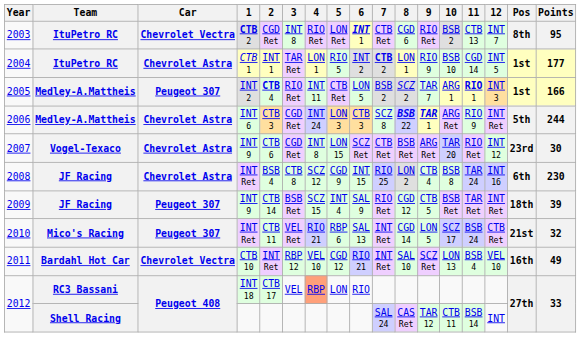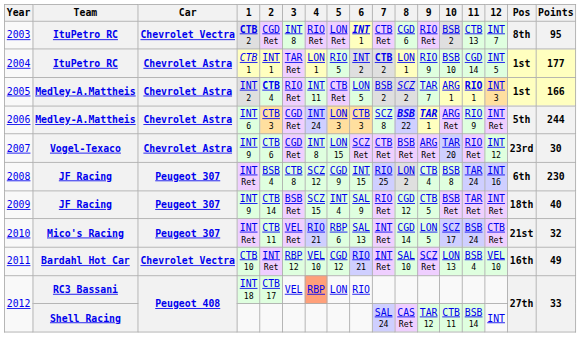(188, 91) Peugeot 307 -> (188, 91) Chevrolet Astra
(188, 176) Chevrolet Astra -> (188, 176) Peugeot 307
(556, 204) 39 -> (556, 204) 40
